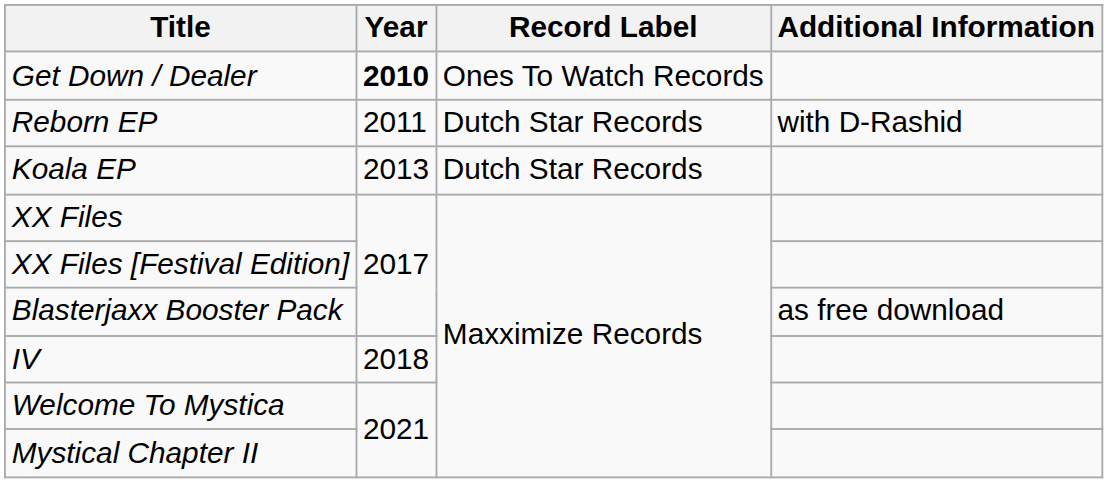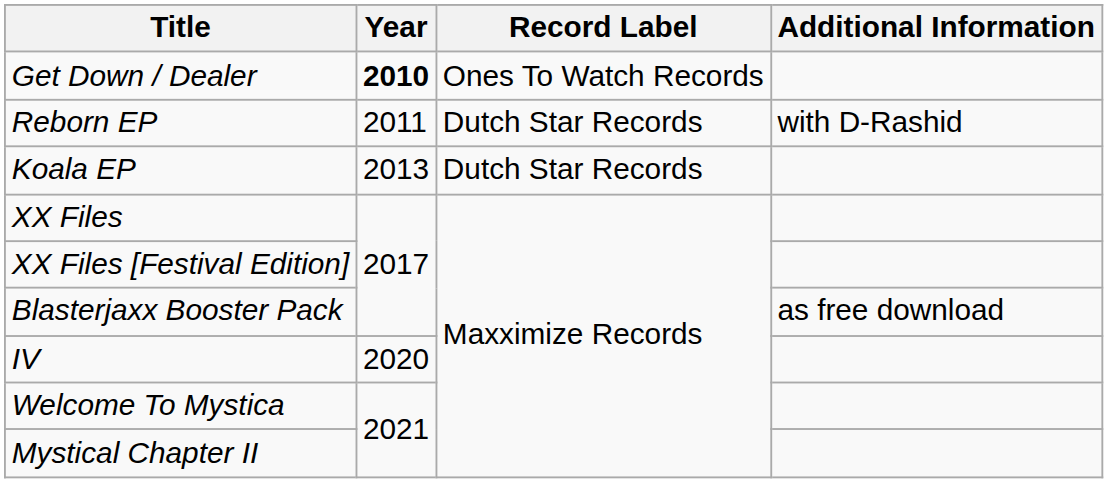(396, 358) 2018 -> (396, 358) 2020
